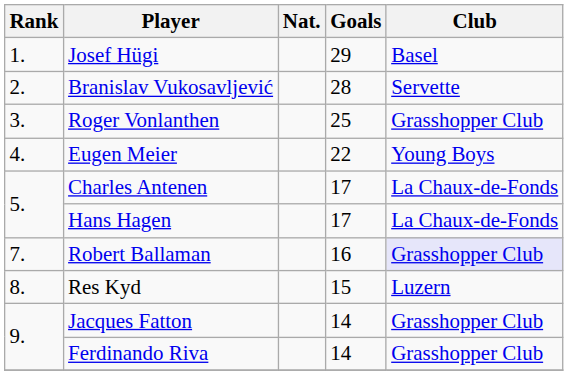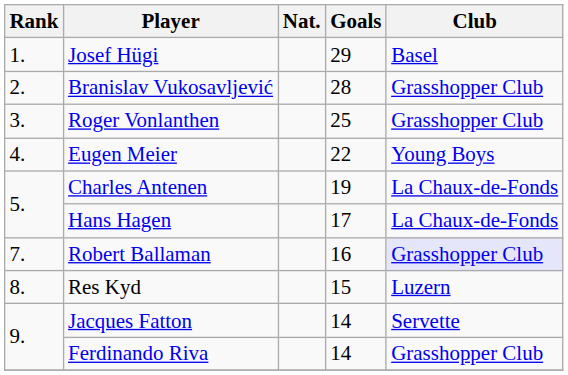(426, 87) Servette -> (467, 87) Grasshopper Club
(341, 187) 17 -> (341, 187) 19
(467, 320) Grasshopper Club -> (426, 320) Servette
